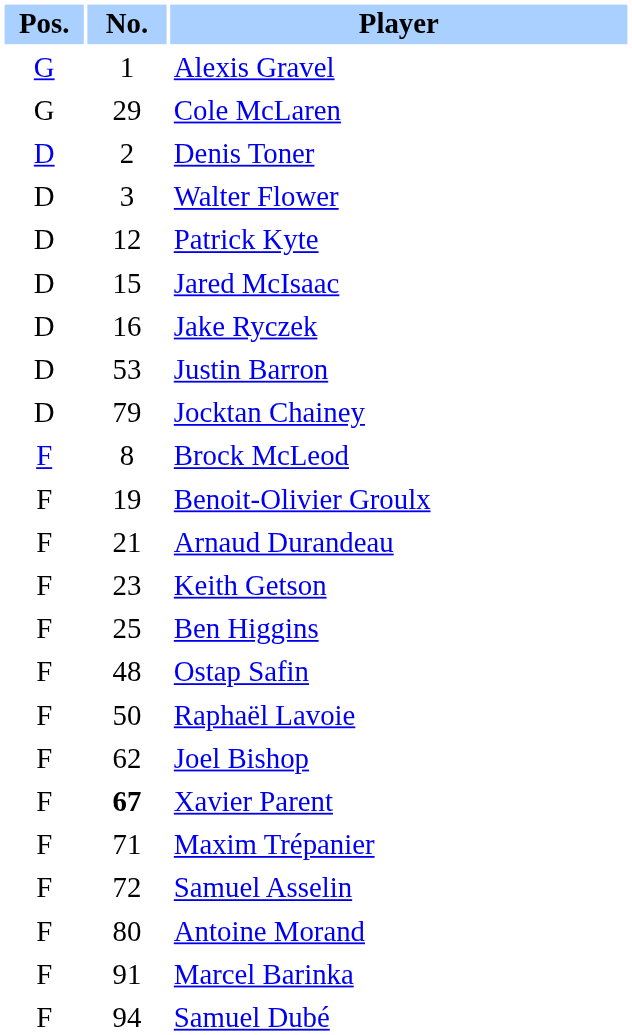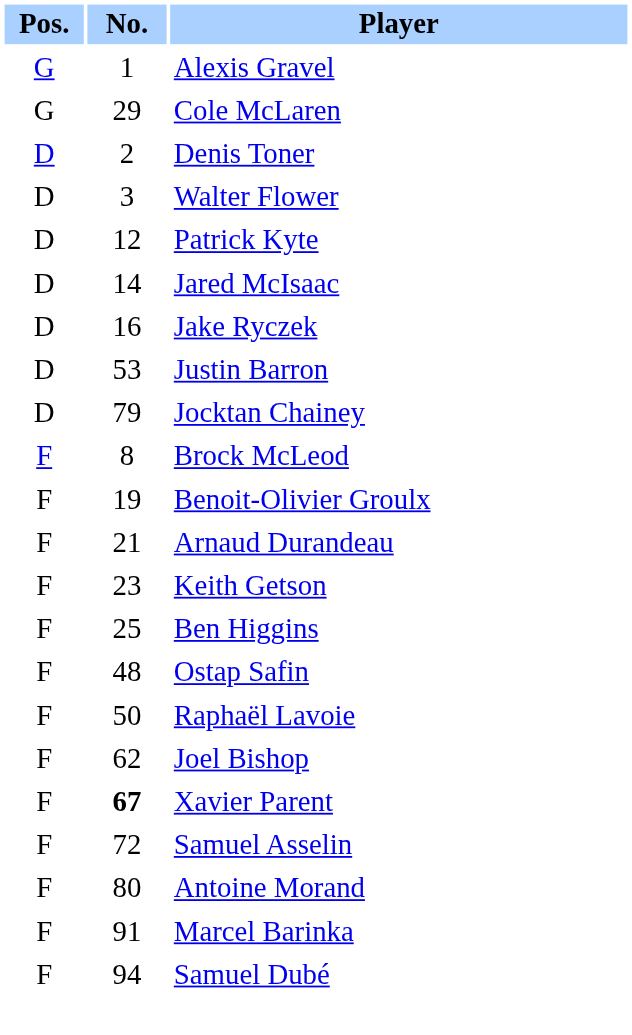(127, 283) 15 -> (127, 283) 14
- row: (274, 844)
